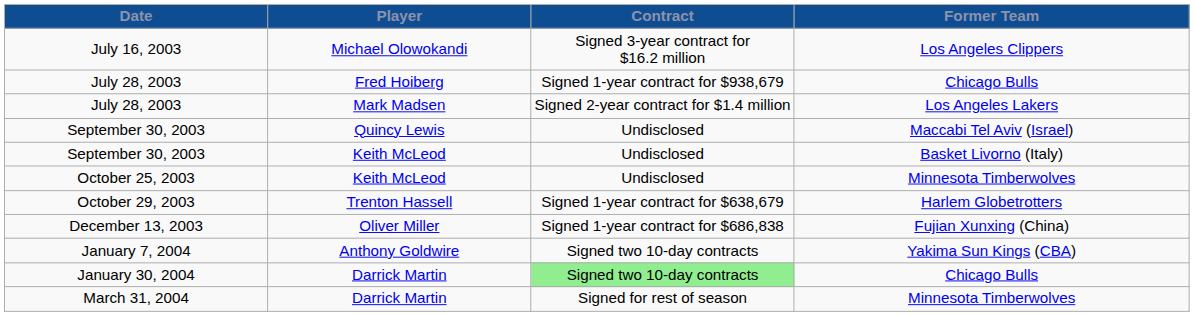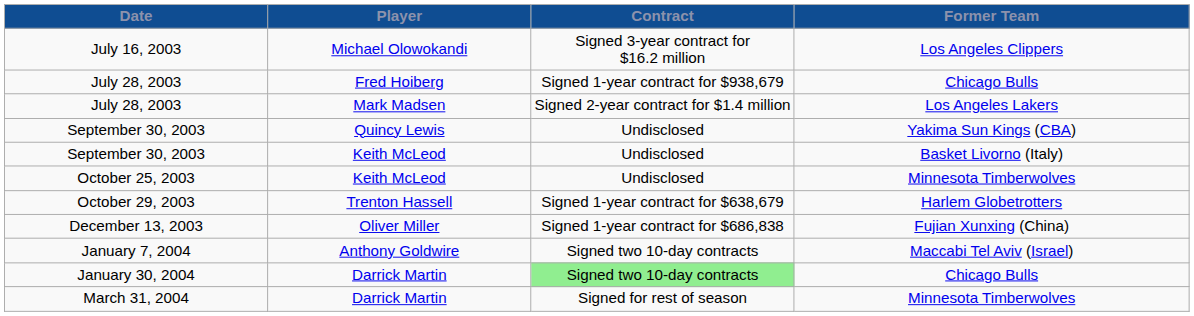(992, 130) Maccabi Tel Aviv (Israel) -> (992, 130) Yakima Sun Kings (CBA)
(992, 250) Yakima Sun Kings (CBA) -> (992, 250) Maccabi Tel Aviv (Israel)
